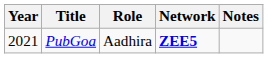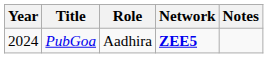(23, 40) 2021 -> (23, 40) 2024
